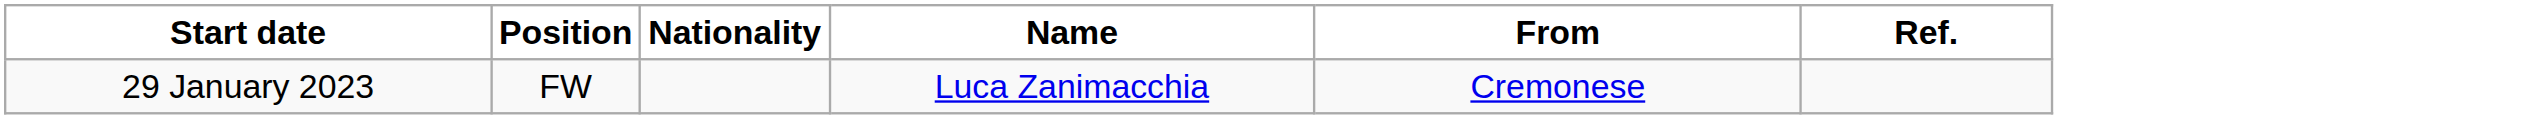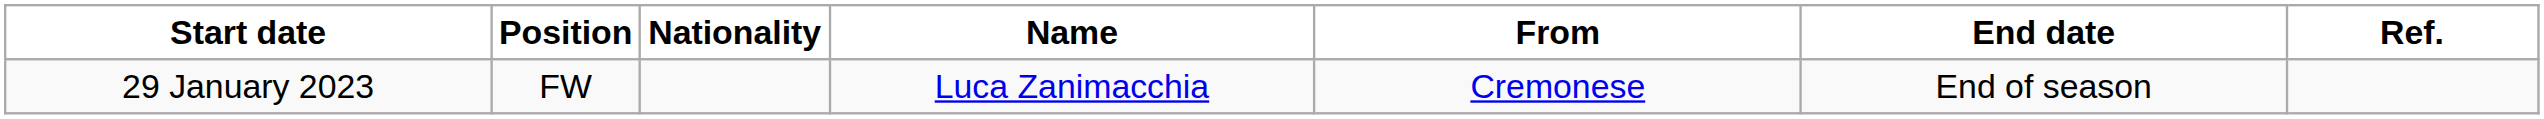+ column: (2044, 32)
